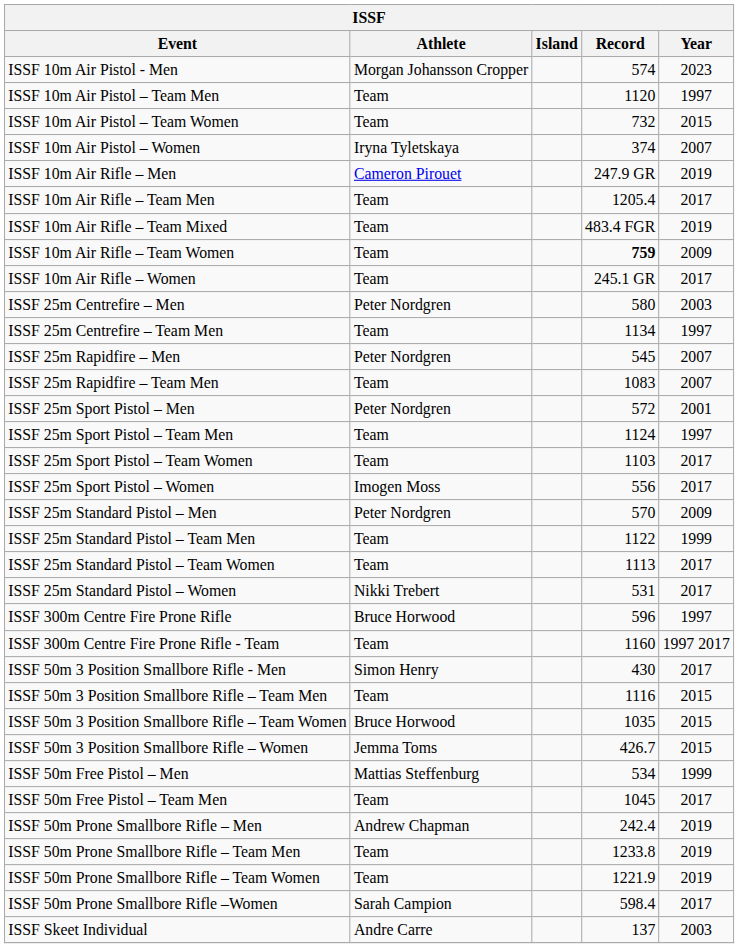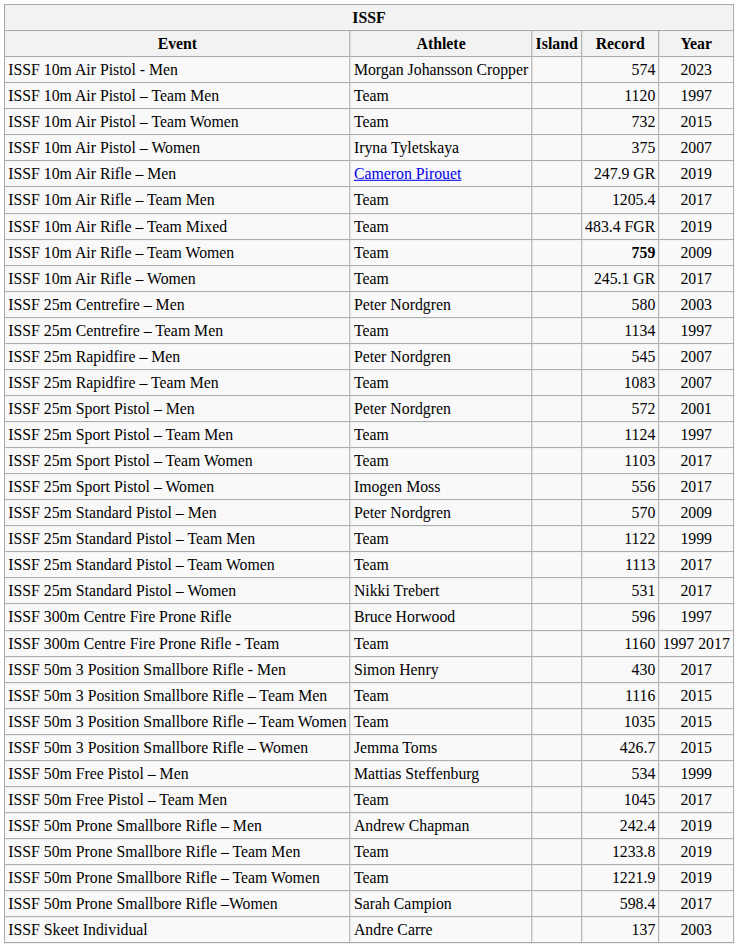(643, 148) 374 -> (643, 148) 375
(405, 721) Bruce Horwood -> (371, 721) Team
